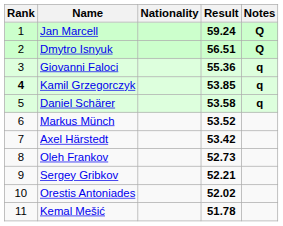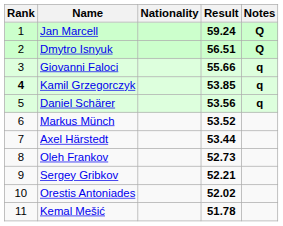(221, 67) 55.36 -> (221, 67) 55.66
(221, 103) 53.58 -> (221, 103) 53.56
(221, 139) 53.42 -> (221, 139) 53.44
